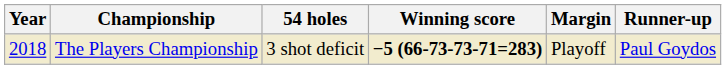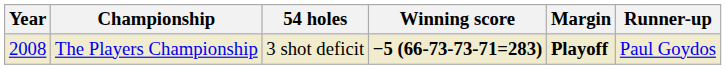(28, 49) 2018 -> (28, 49) 2008
(578, 49) normal -> (579, 49) bold
